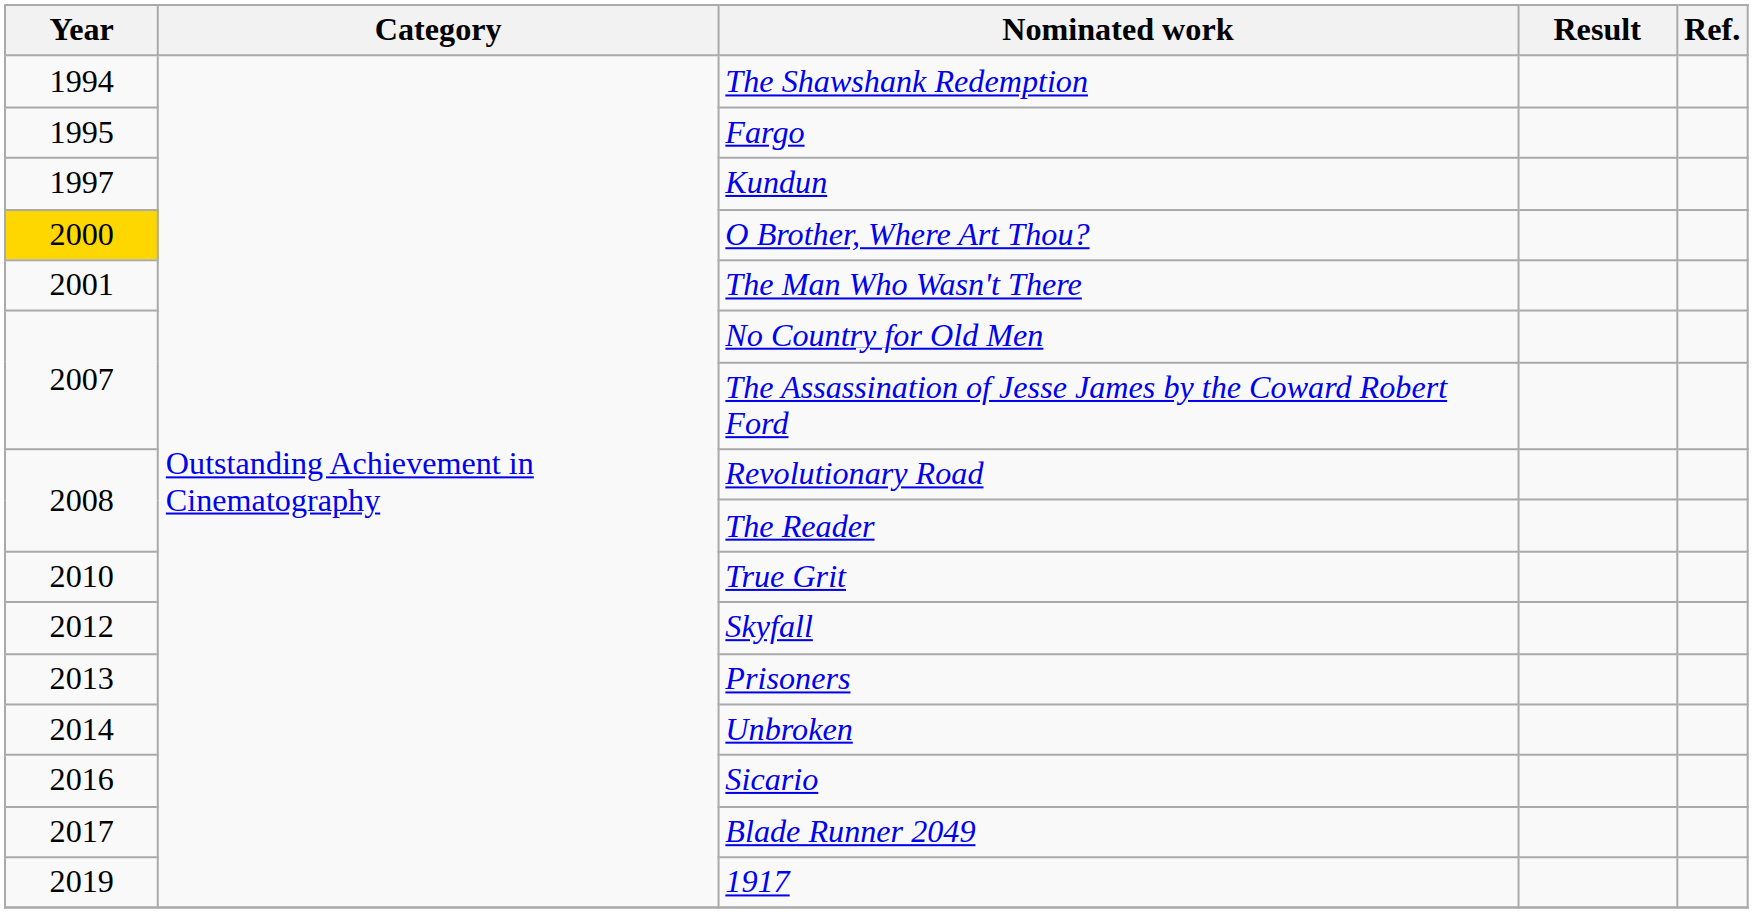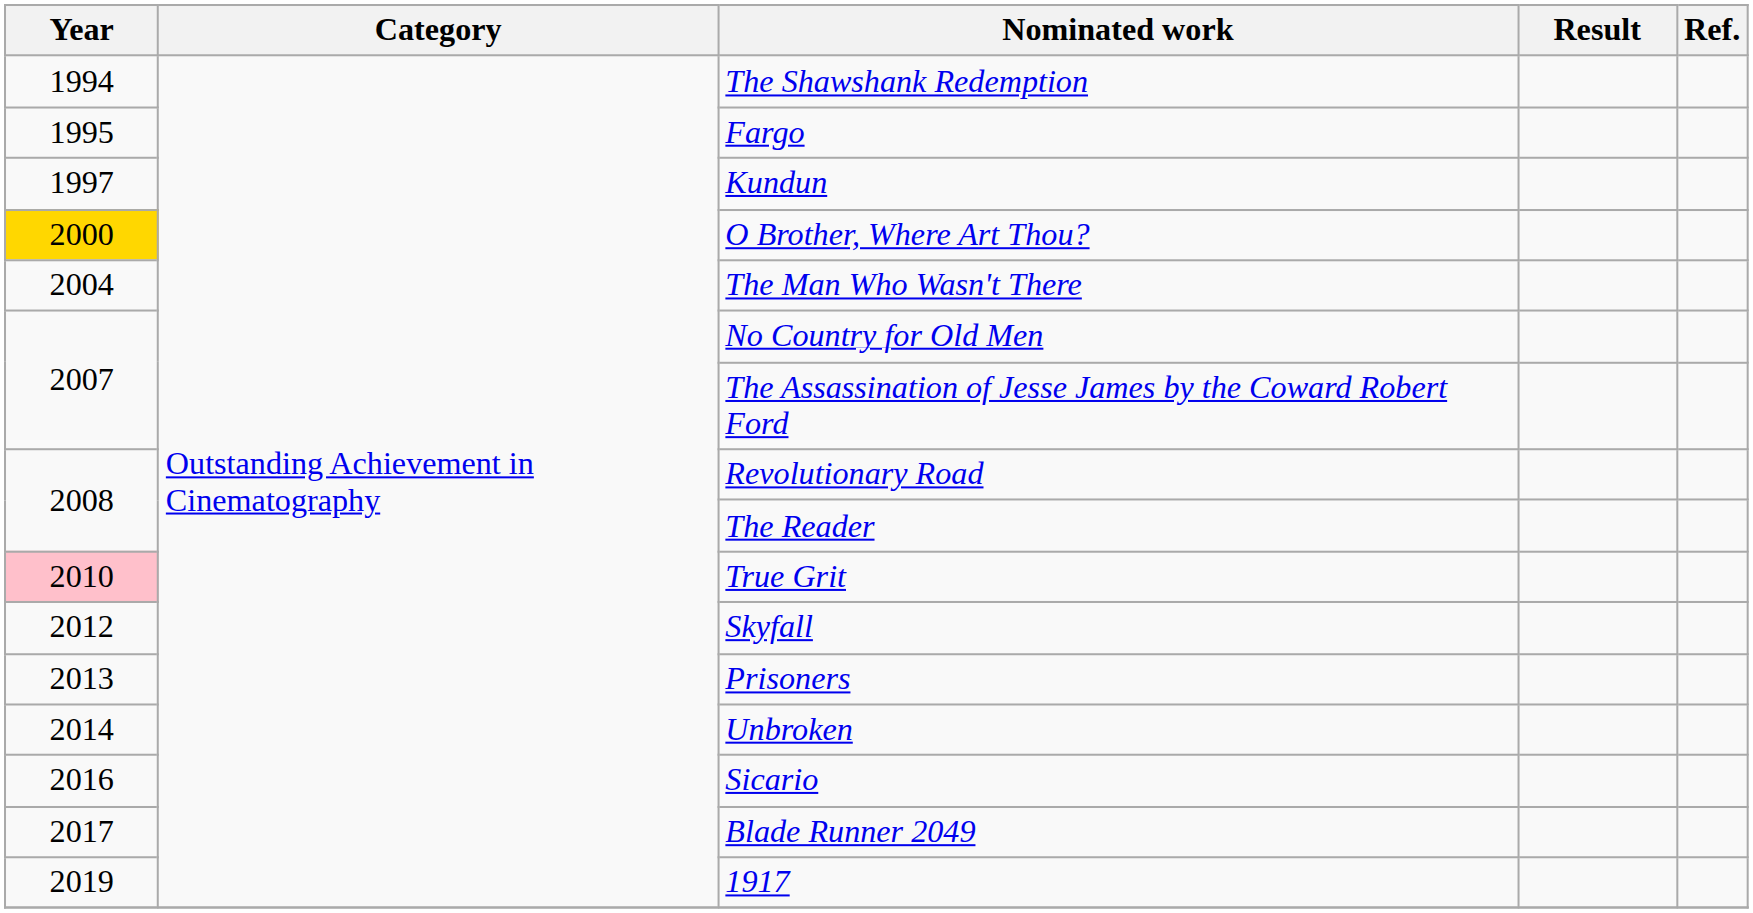(82, 285) 2001 -> (82, 285) 2004
(82, 576) no background -> (82, 576) pink background
